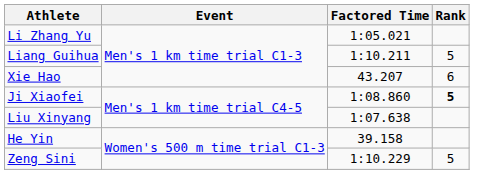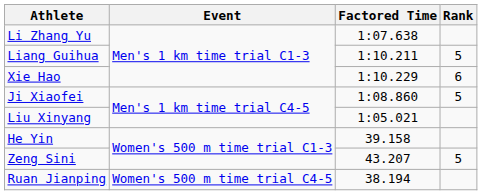(380, 35) 1:05.021 -> (388, 35) 1:07.638
(380, 76) 43.207 -> (388, 76) 1:10.229
(451, 97) bold -> (458, 97) normal
(380, 118) 1:07.638 -> (388, 118) 1:05.021
(380, 159) 1:10.229 -> (388, 159) 43.207
+ row: (57, 179)
